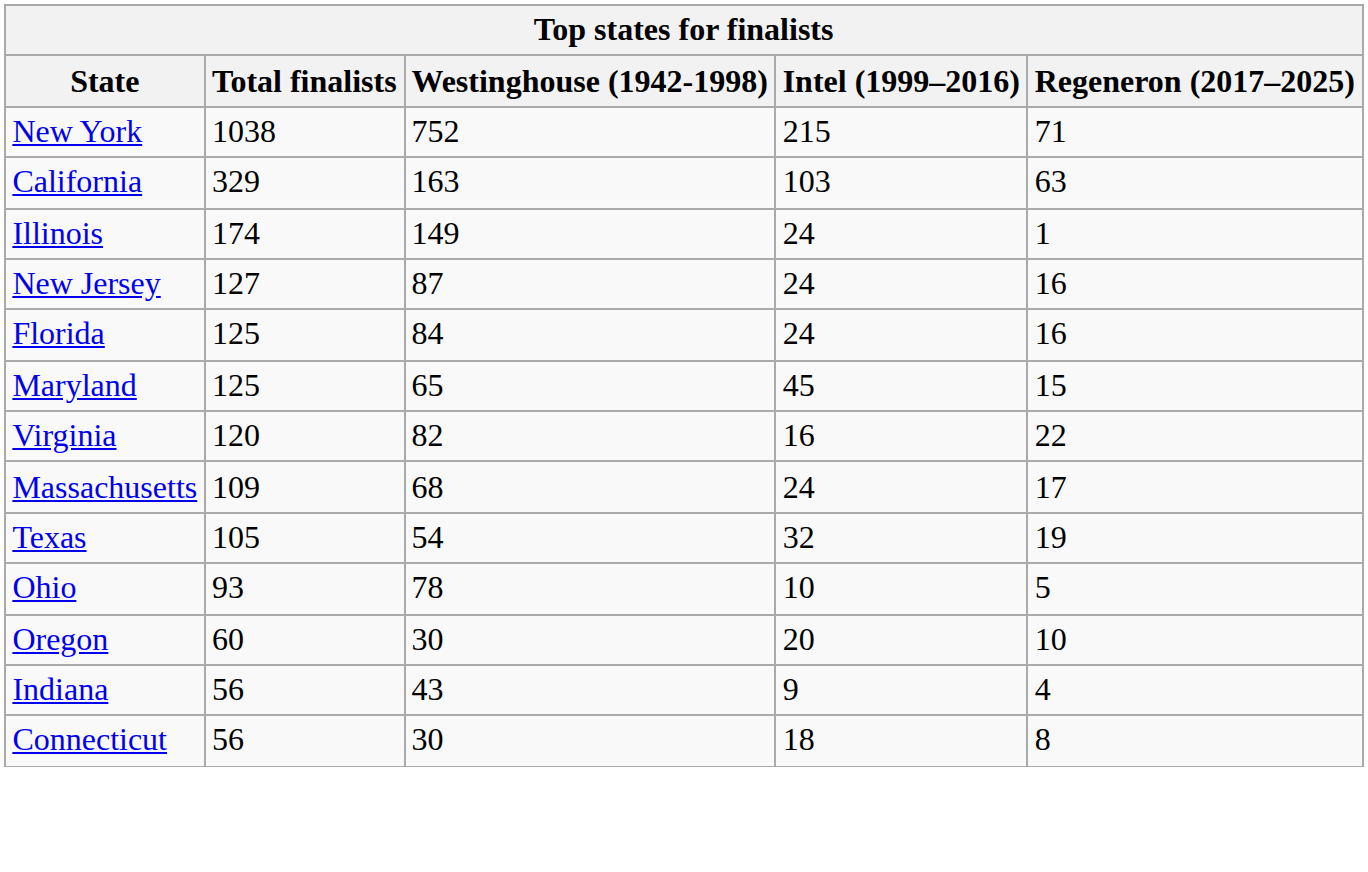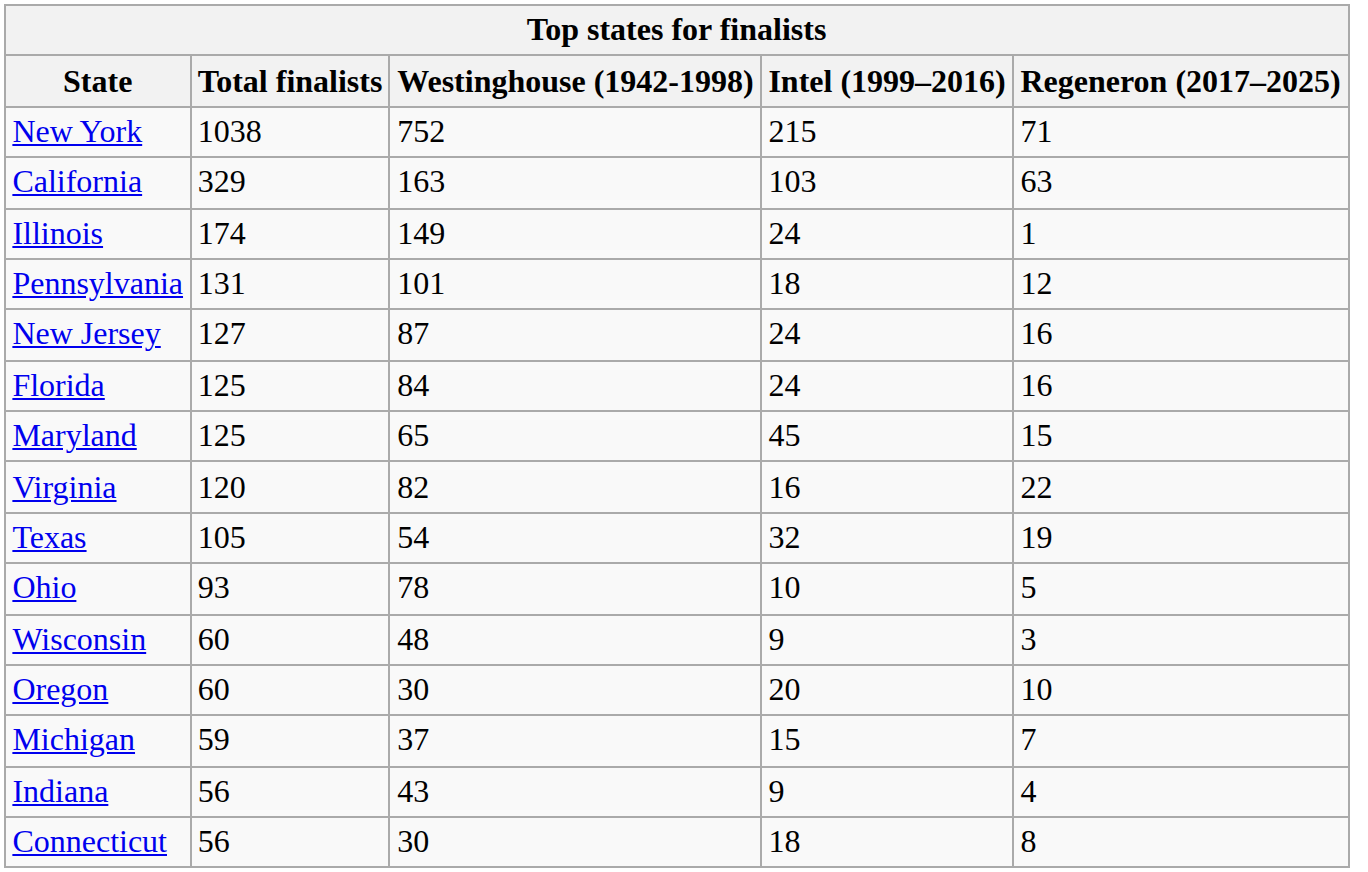+ row: (98, 283)
- row: (105, 486)
+ row: (79, 638)
+ row: (74, 740)
